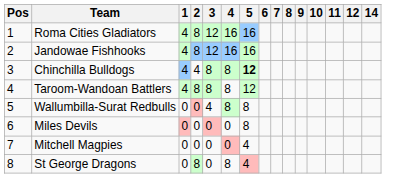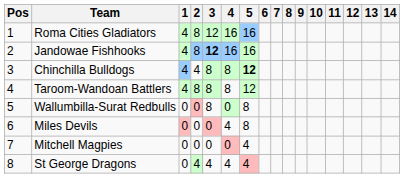+ column: (371, 13)
(212, 51) normal -> (212, 51) bold
(209, 107) 4 -> (209, 107) 8
(227, 107) 8 -> (227, 107) 0
(227, 126) 0 -> (227, 126) 4
(197, 164) 8 -> (197, 164) 4
(209, 164) 0 -> (209, 164) 4
(227, 164) 8 -> (227, 164) 4
